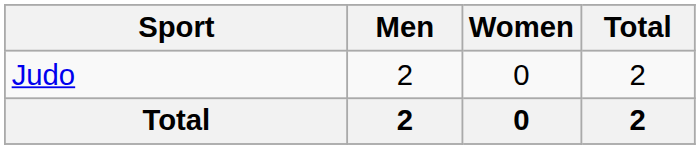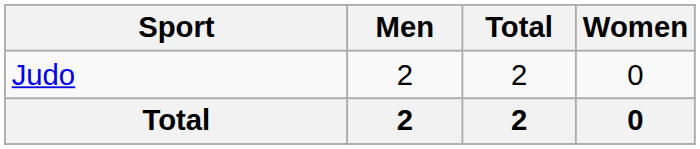columns swapped: (521, 27) <-> (638, 27)
